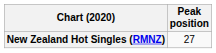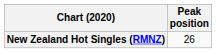(189, 39) 27 -> (189, 39) 26
